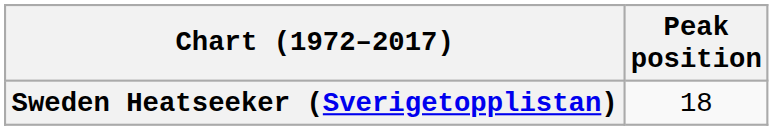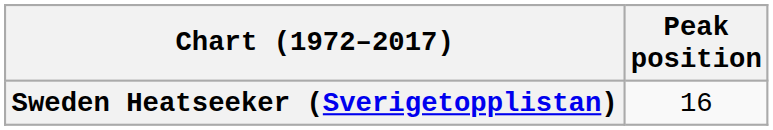(696, 103) 18 -> (696, 103) 16
